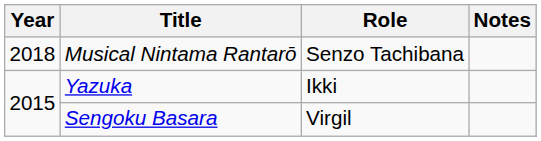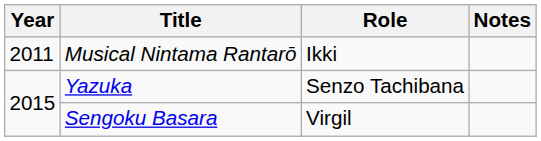(32, 53) 2018 -> (32, 53) 2011
(385, 53) Senzo Tachibana -> (322, 53) Ikki
(322, 86) Ikki -> (385, 86) Senzo Tachibana
